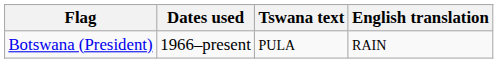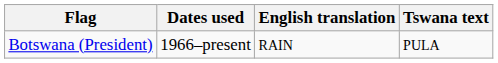columns swapped: (301, 17) <-> (420, 17)
